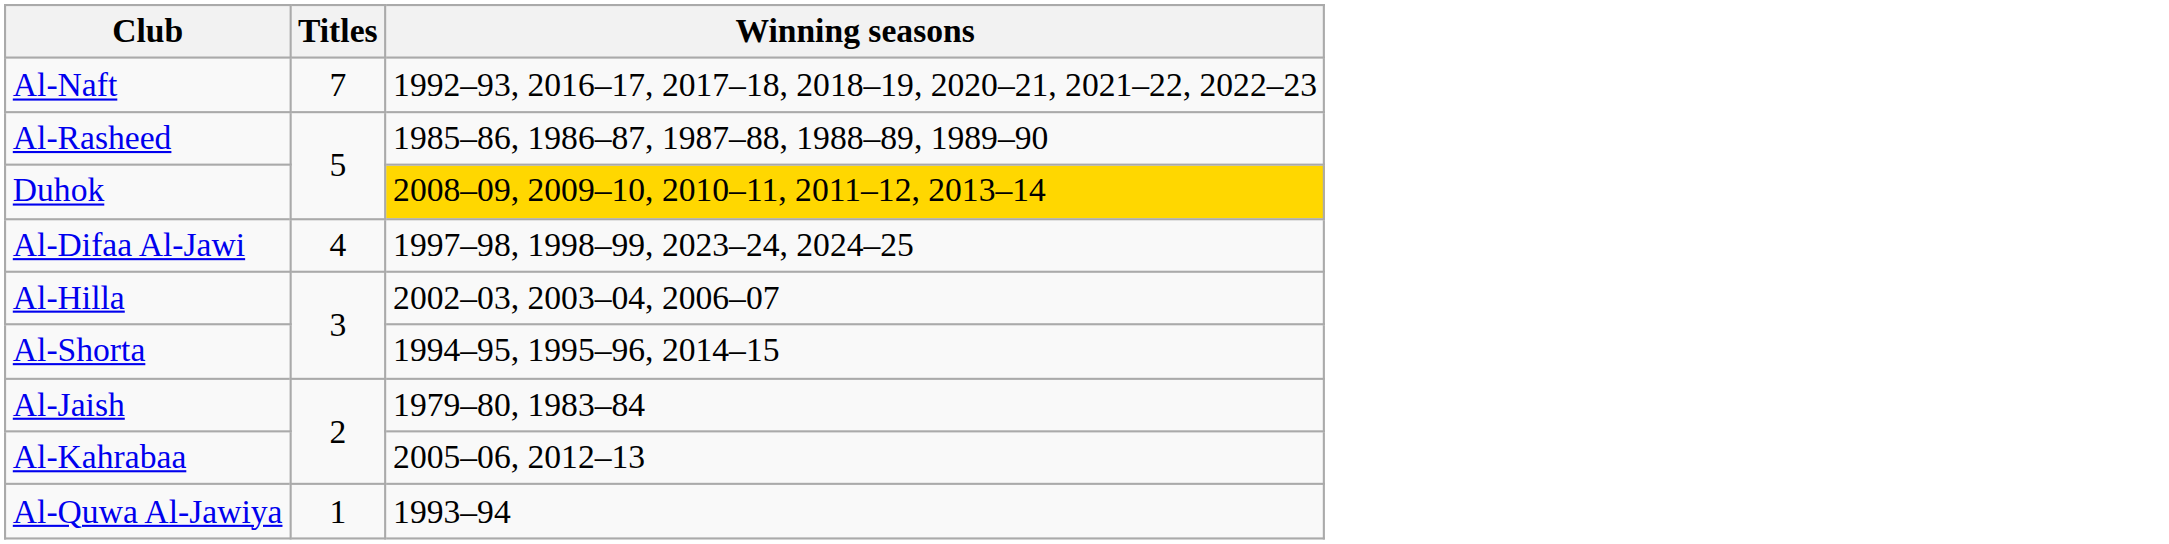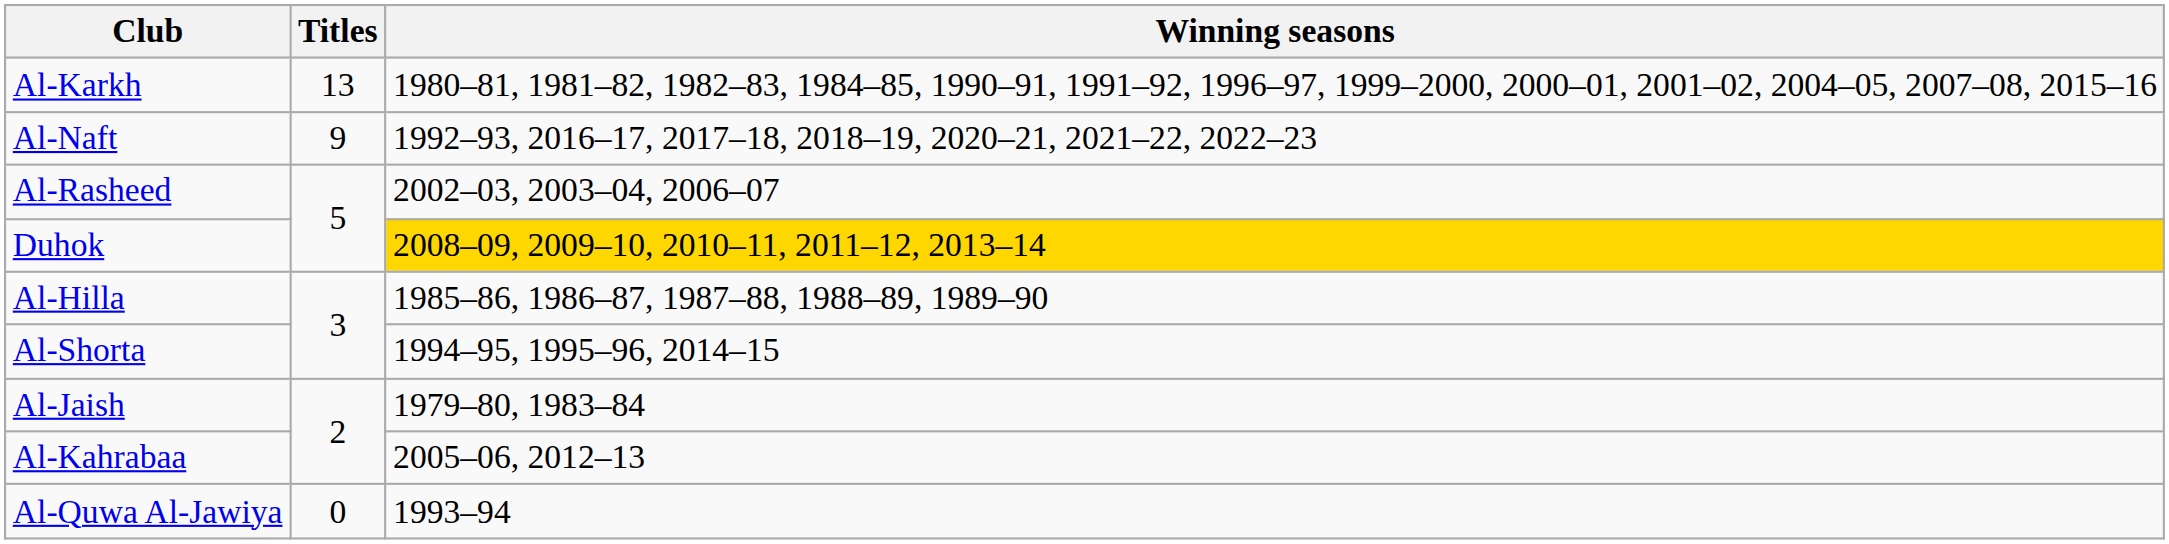+ row: (77, 84)
(338, 84) 7 -> (338, 137) 9
(721, 137) 1985–86, 1986–87, 1987–88, 1988–89, 1989–90 -> (586, 191) 2002–03, 2003–04, 2006–07
- row: (129, 244)
(586, 297) 2002–03, 2003–04, 2006–07 -> (721, 297) 1985–86, 1986–87, 1987–88, 1988–89, 1989–90
(338, 510) 1 -> (338, 510) 0
